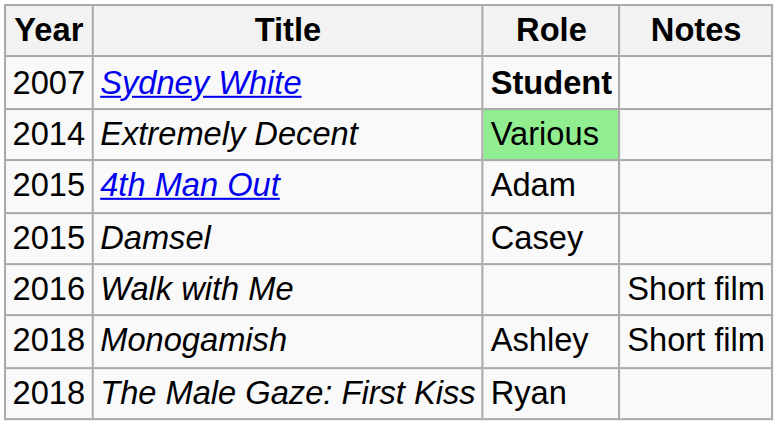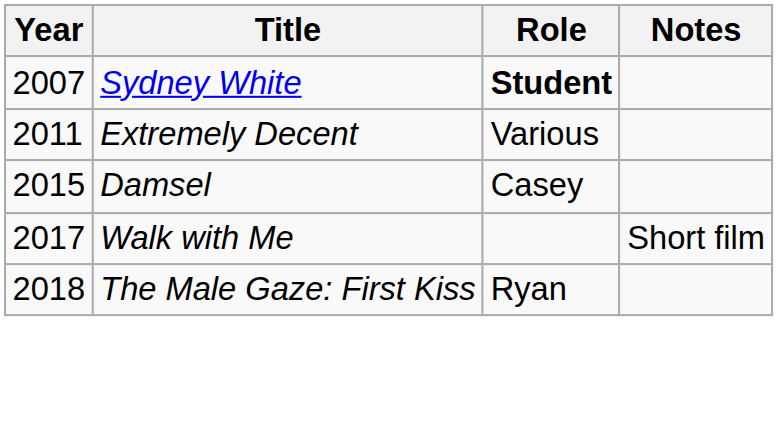(49, 133) 2014 -> (48, 133) 2011
(545, 133) lightgreen background -> (545, 133) no background
- row: (190, 185)
(49, 289) 2016 -> (49, 237) 2017
- row: (194, 340)
